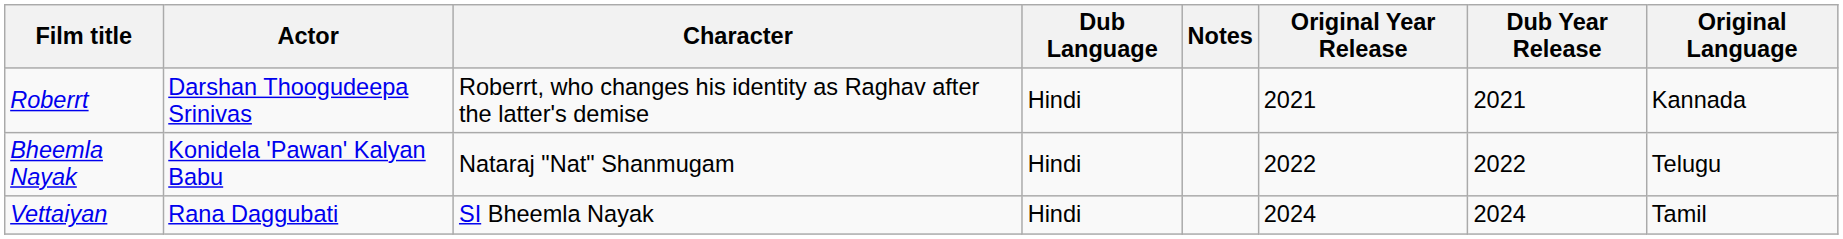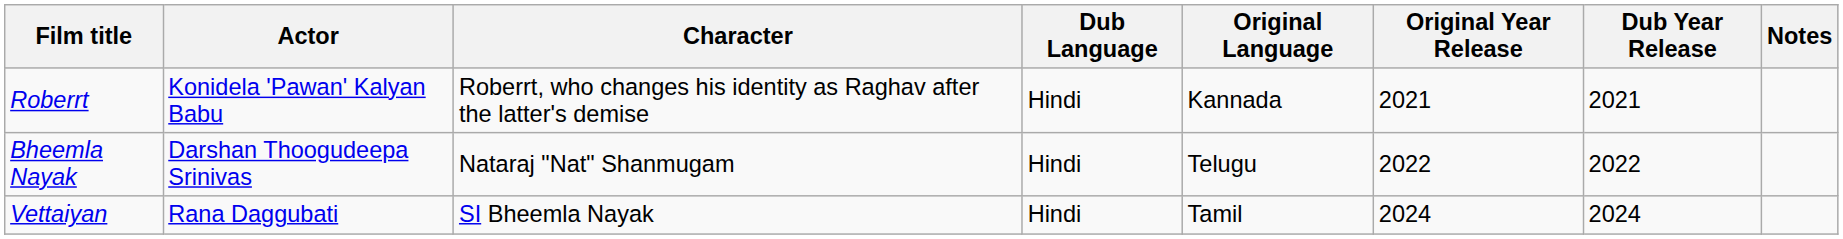columns swapped: (1742, 36) <-> (1220, 36)
(288, 100) Darshan Thoogudeepa Srinivas -> (297, 100) Konidela 'Pawan' Kalyan Babu
(297, 163) Konidela 'Pawan' Kalyan Babu -> (288, 163) Darshan Thoogudeepa Srinivas
